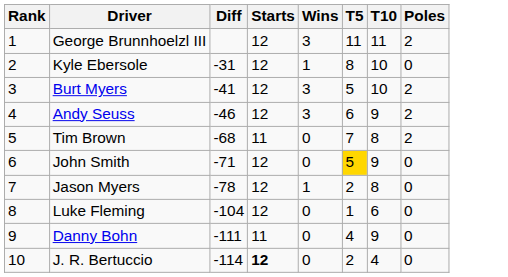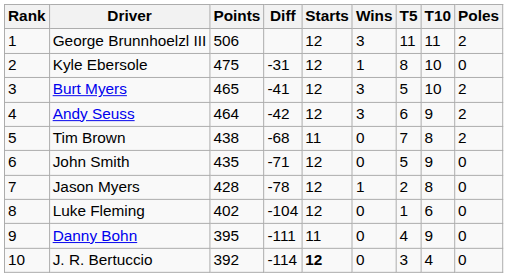+ column: (237, 16)
(225, 114) -46 -> (279, 114) -42
(350, 162) gold background -> (404, 162) no background
(350, 260) 2 -> (404, 260) 3
